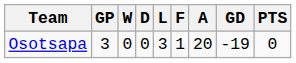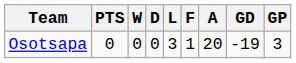columns swapped: (105, 18) <-> (272, 18)
